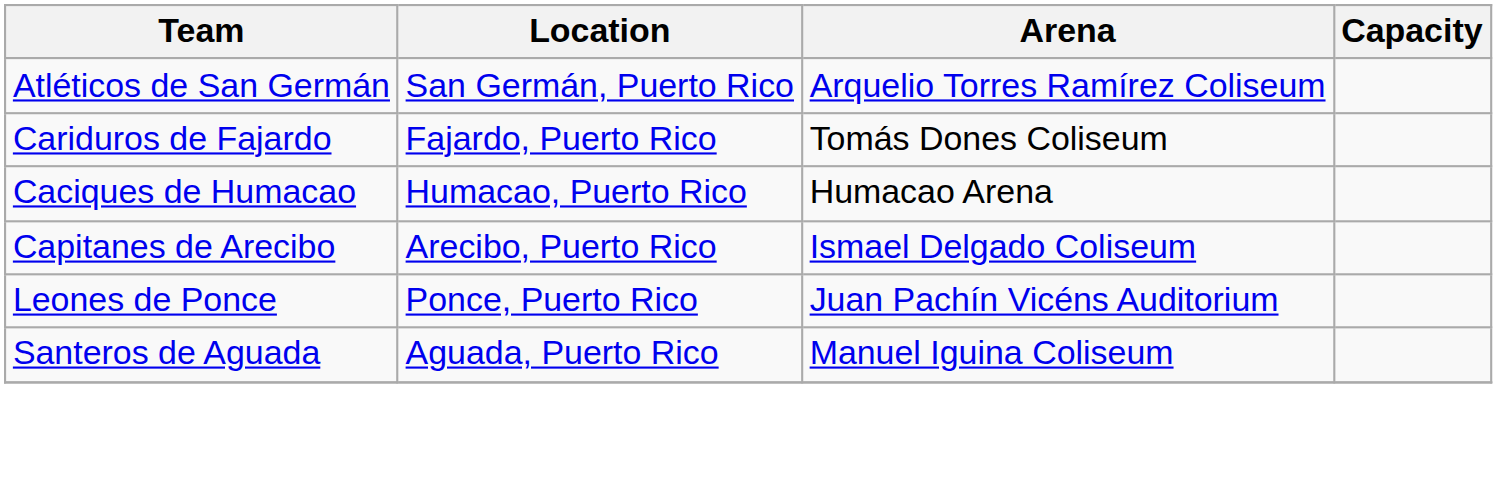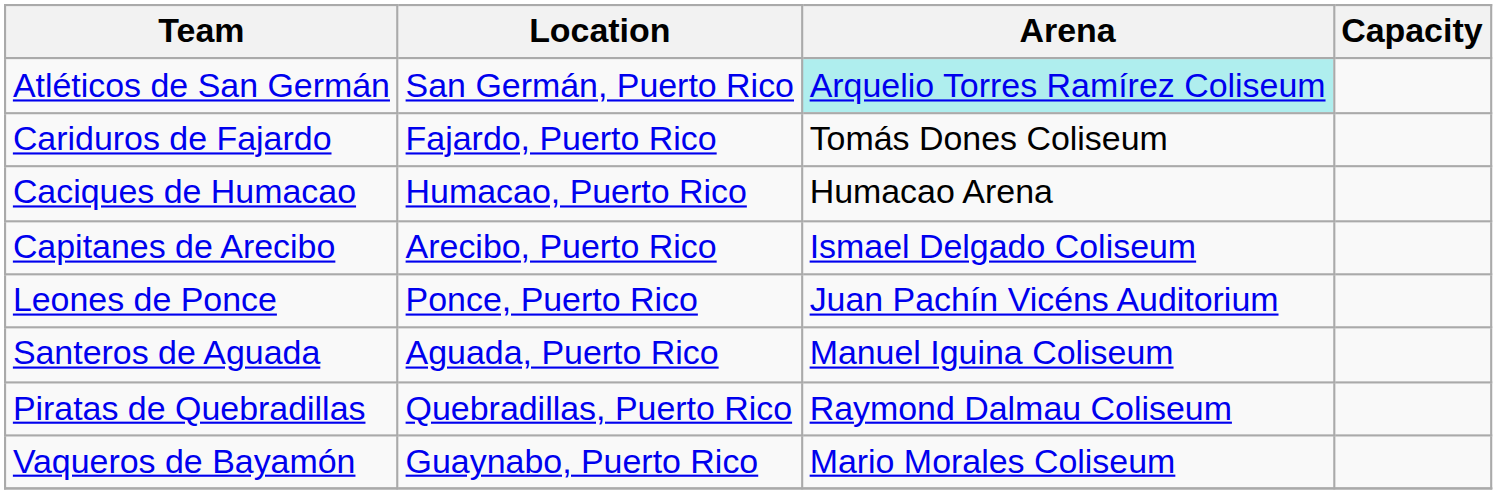(1068, 85) no background -> (1068, 85) paleturquoise background
+ row: (189, 407)
+ row: (184, 461)
